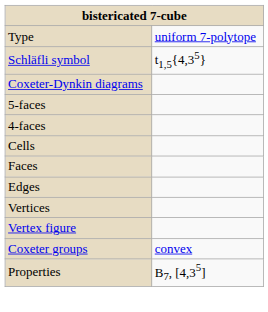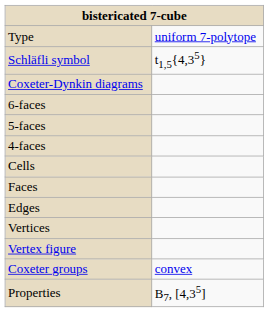+ row: (27, 104)
